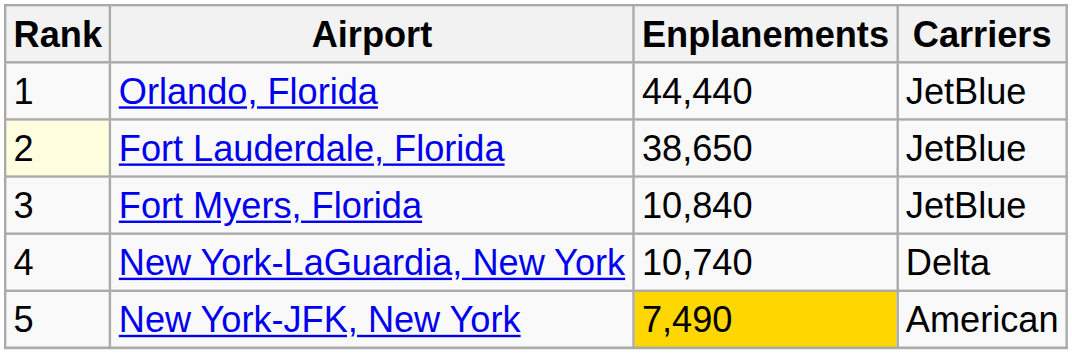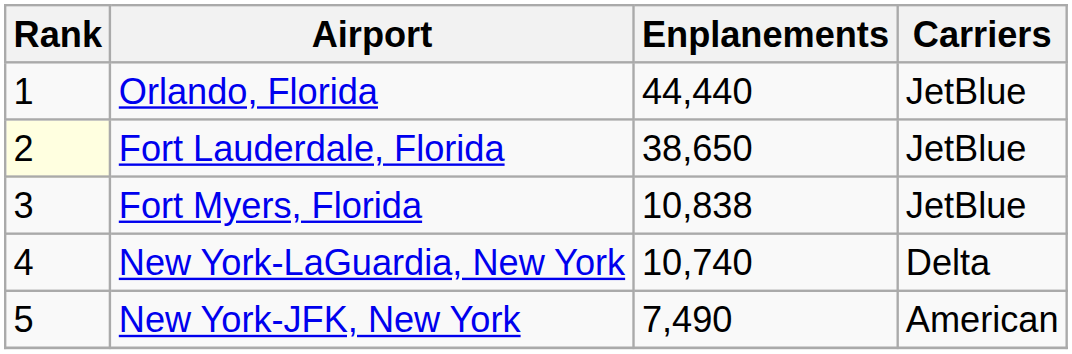(697, 206) 10,840 -> (697, 206) 10,838
(687, 320) gold background -> (687, 320) no background
